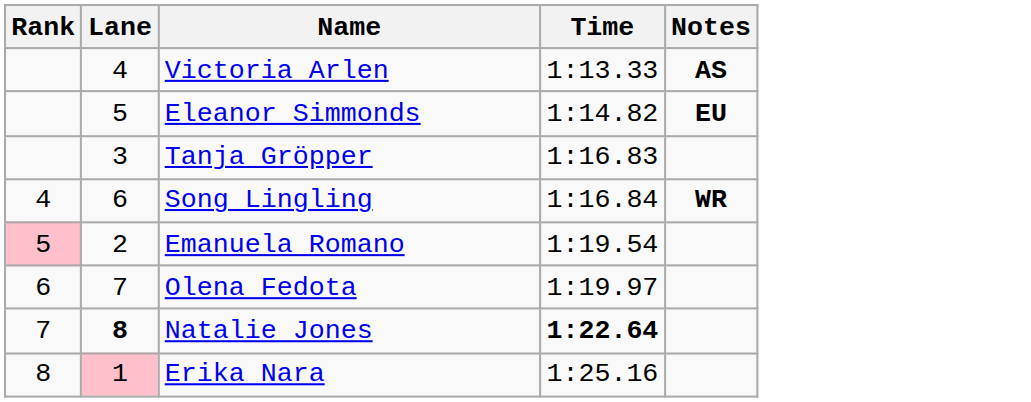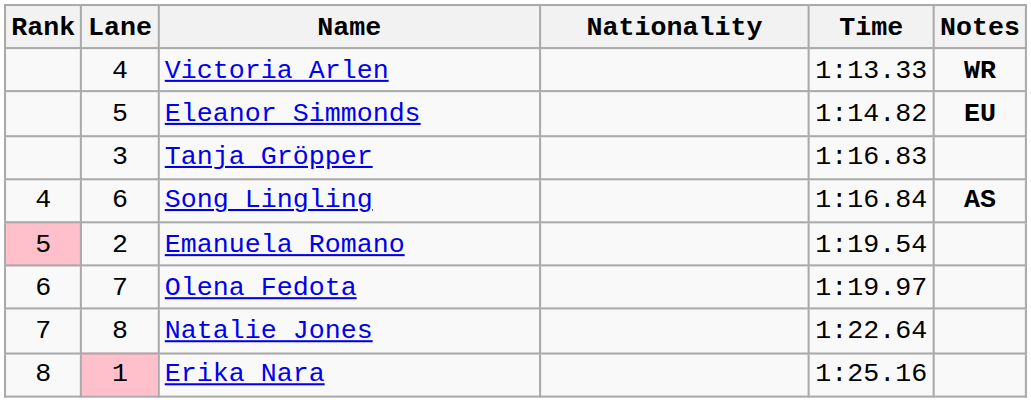+ column: (675, 27)
(711, 70) AS -> (980, 70) WR
(711, 200) WR -> (980, 200) AS
(120, 331) bold -> (120, 331) normal
(602, 331) bold -> (871, 331) normal
